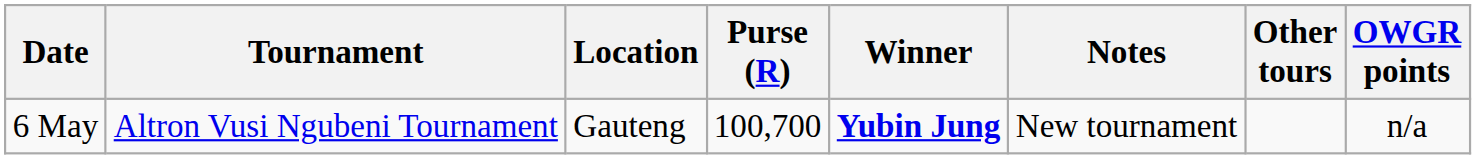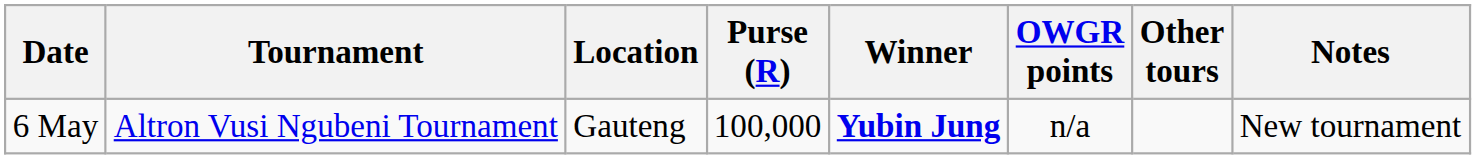columns swapped: (1407, 51) <-> (1126, 51)
(768, 125) 100,700 -> (768, 125) 100,000
